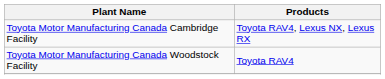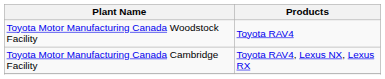rows swapped: (112, 33) <-> (113, 60)
